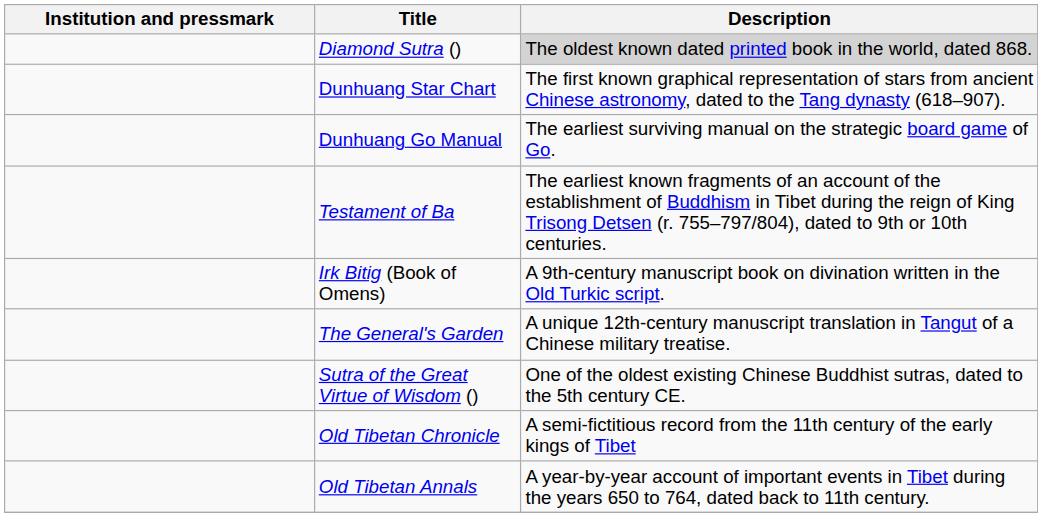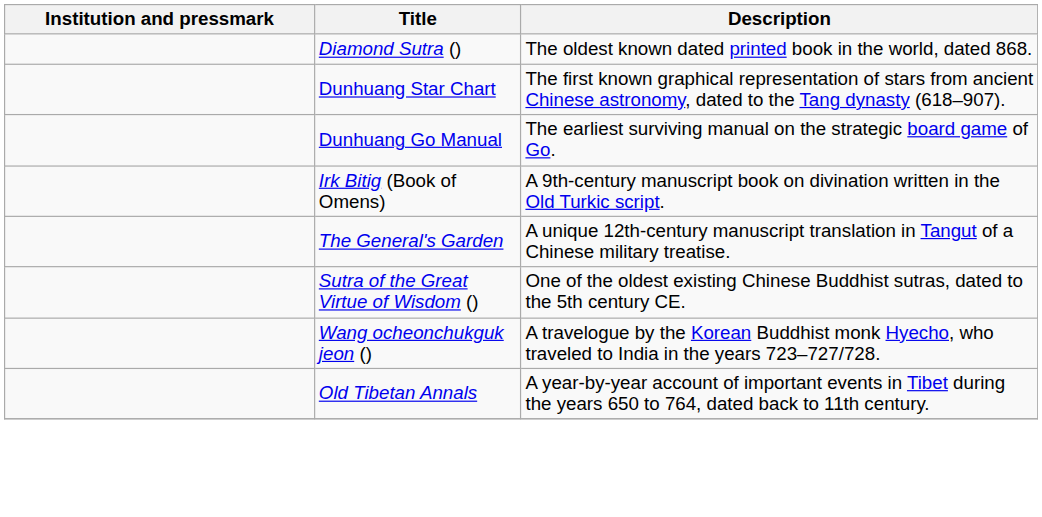(779, 49) lightgrey background -> (779, 49) no background
- row: (387, 211)
+ row: (411, 342)
- row: (409, 435)
